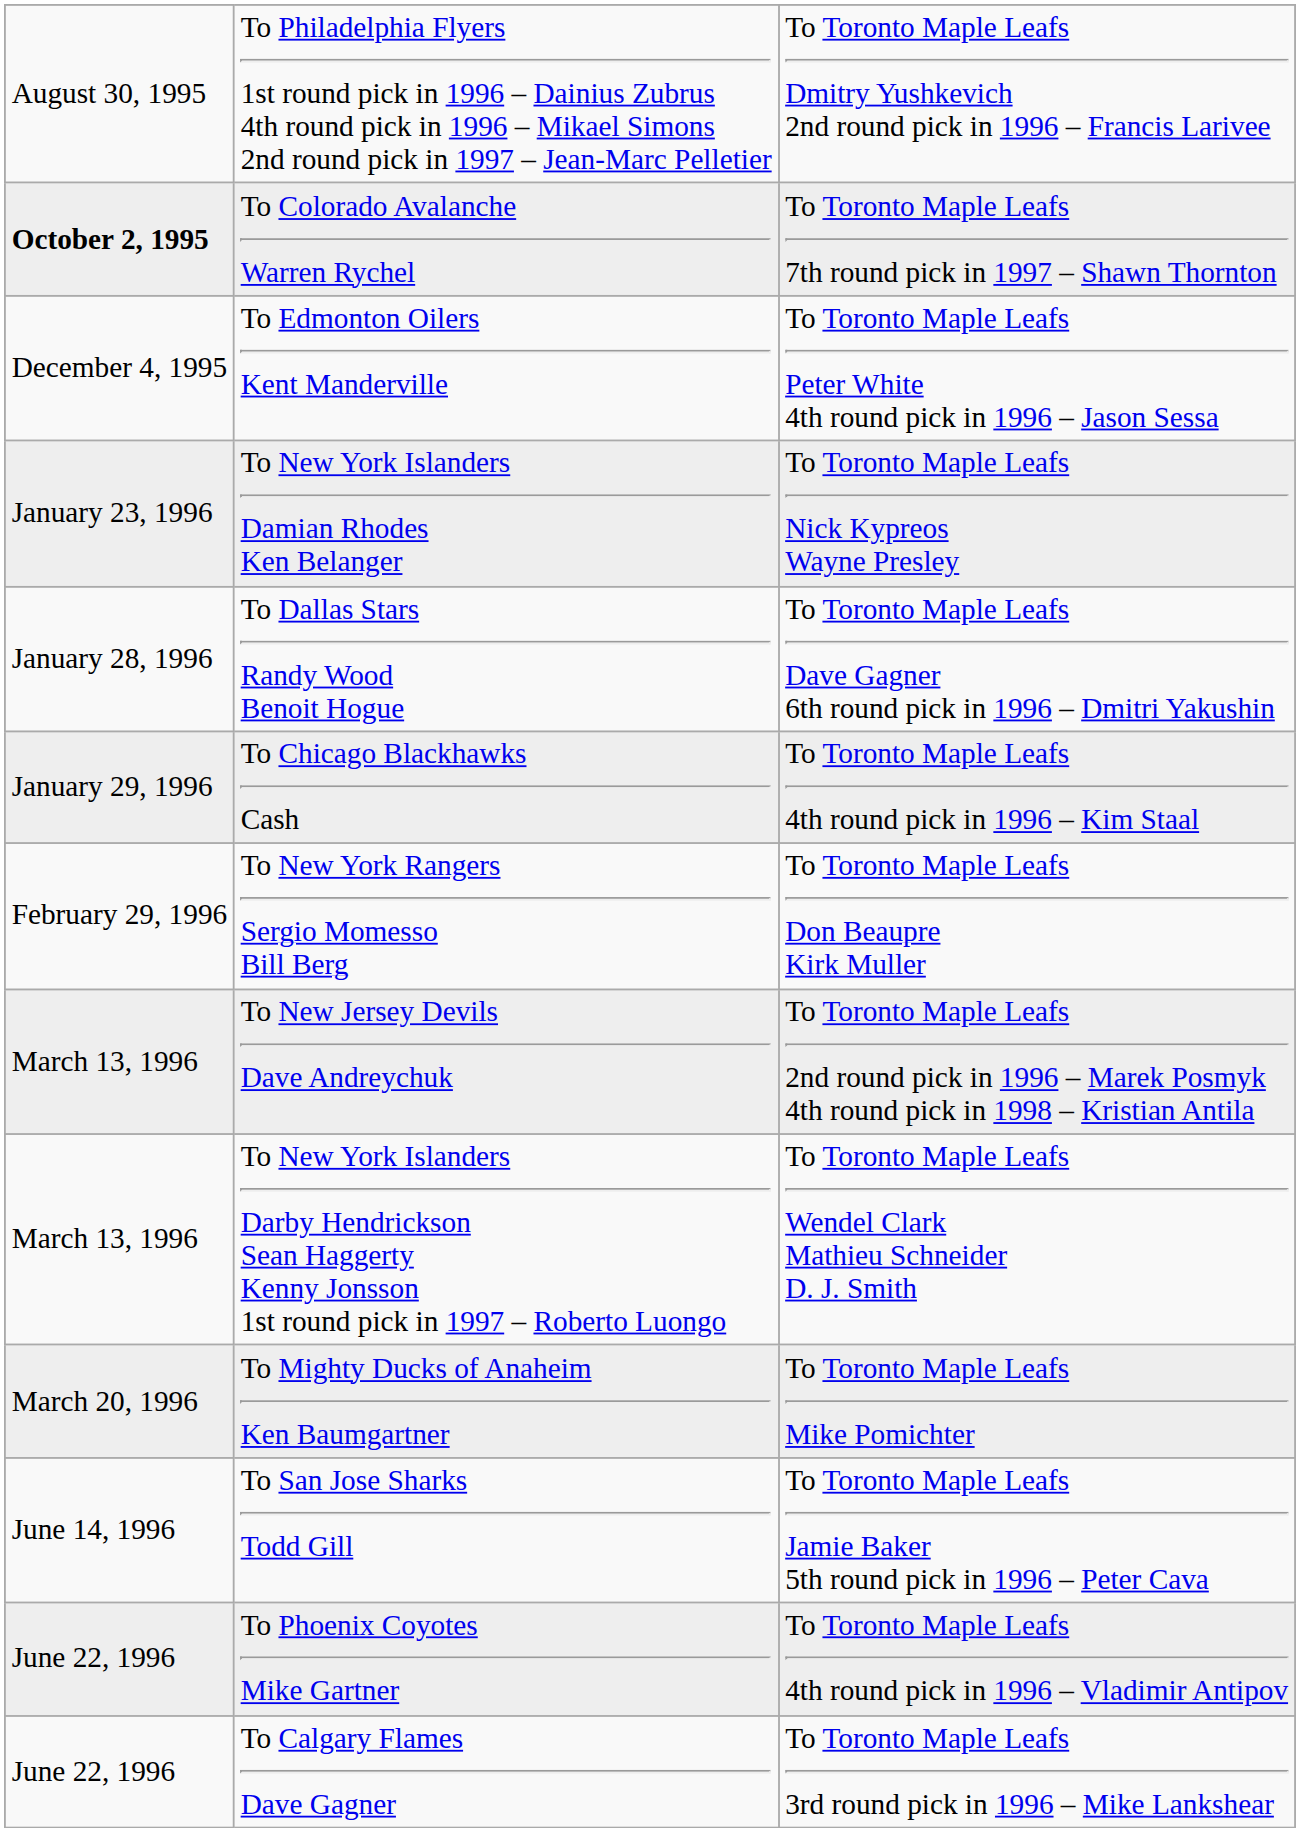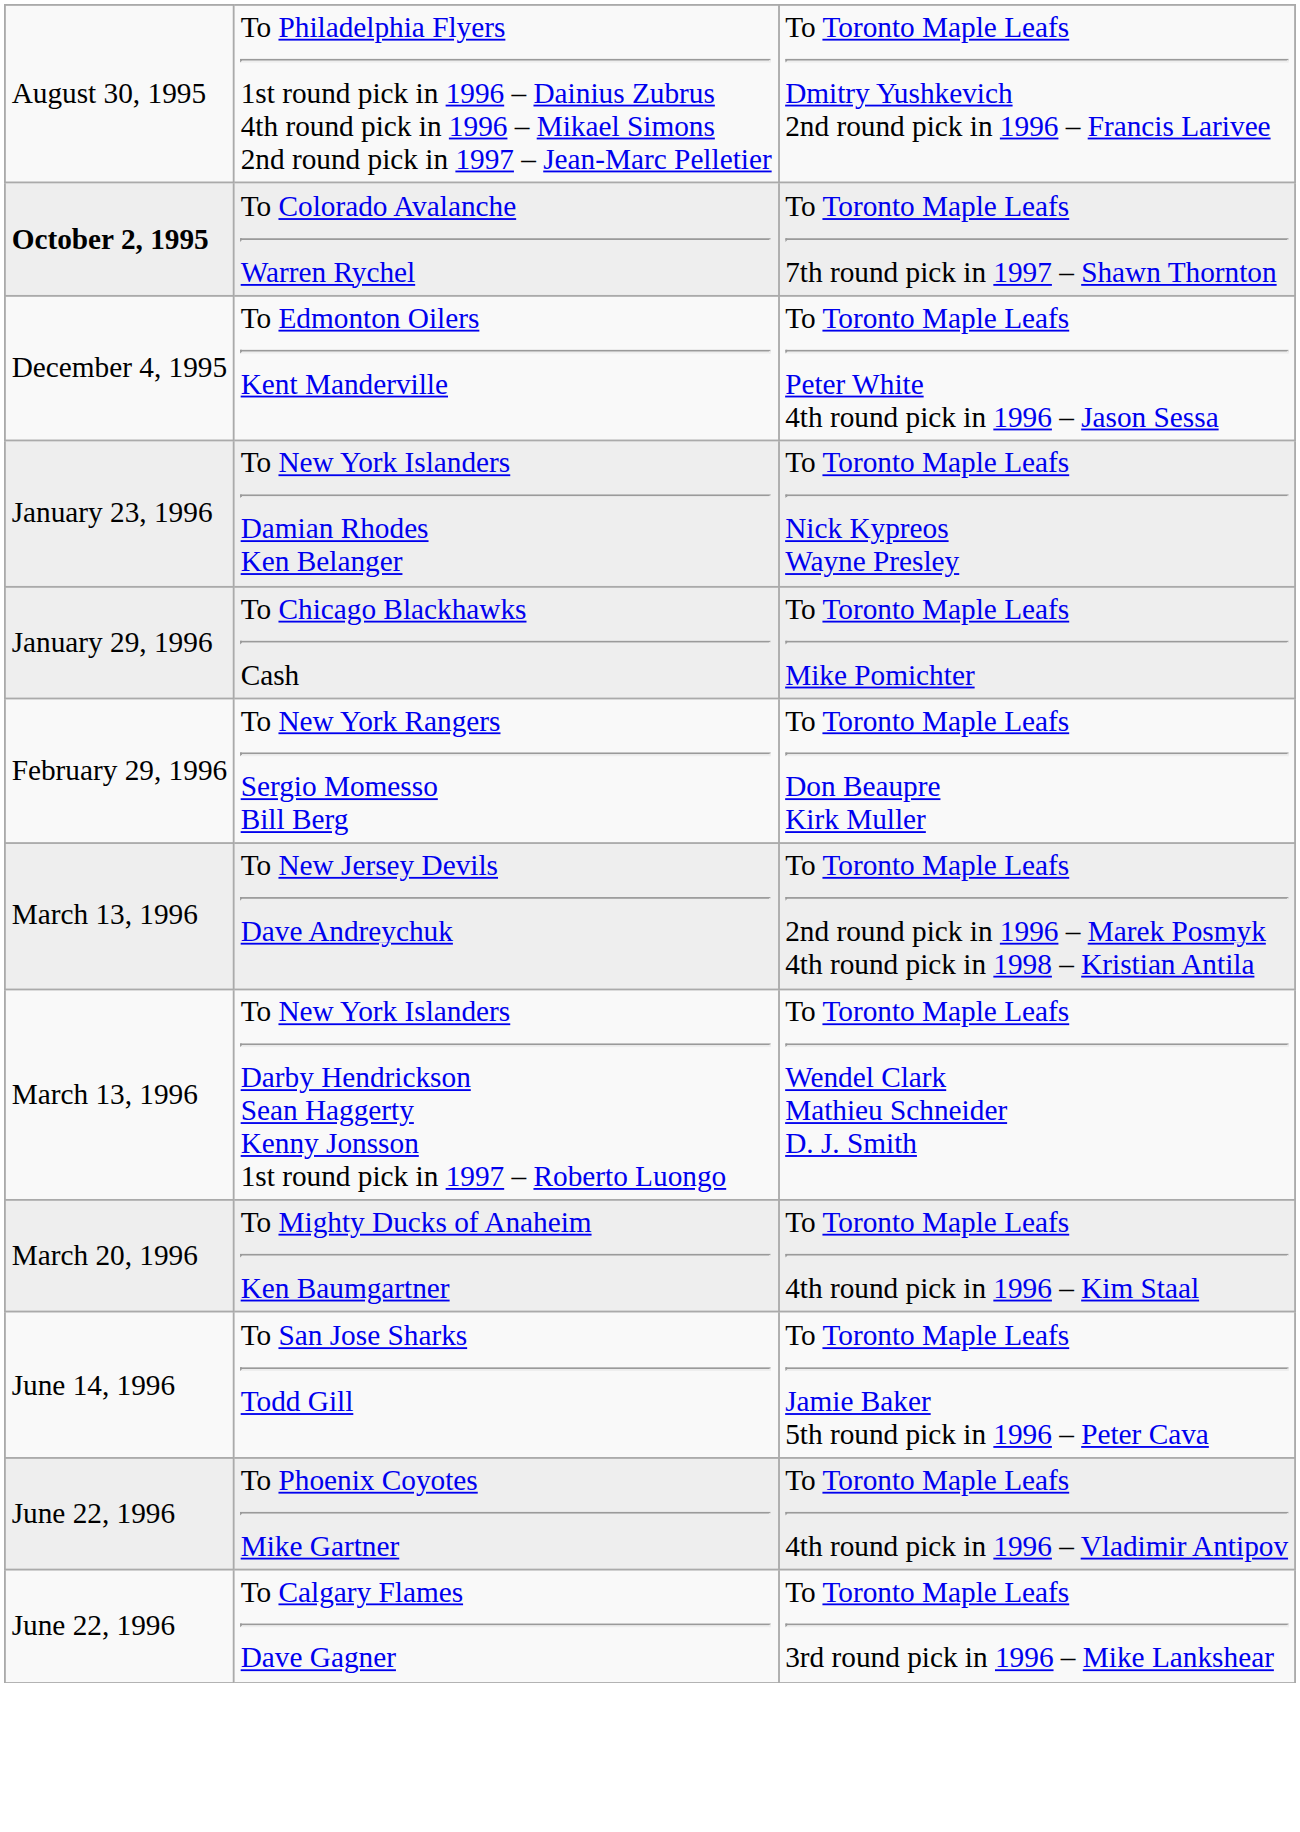- row: (506, 658)
(1037, 786) To Toronto Maple Leafs 4th round pick in 1996 – Kim Staal -> (1037, 641) To Toronto Maple Leafs Mike Pomichter
(1037, 1400) To Toronto Maple Leafs Mike Pomichter -> (1037, 1255) To Toronto Maple Leafs 4th round pick in 1996 – Kim Staal
